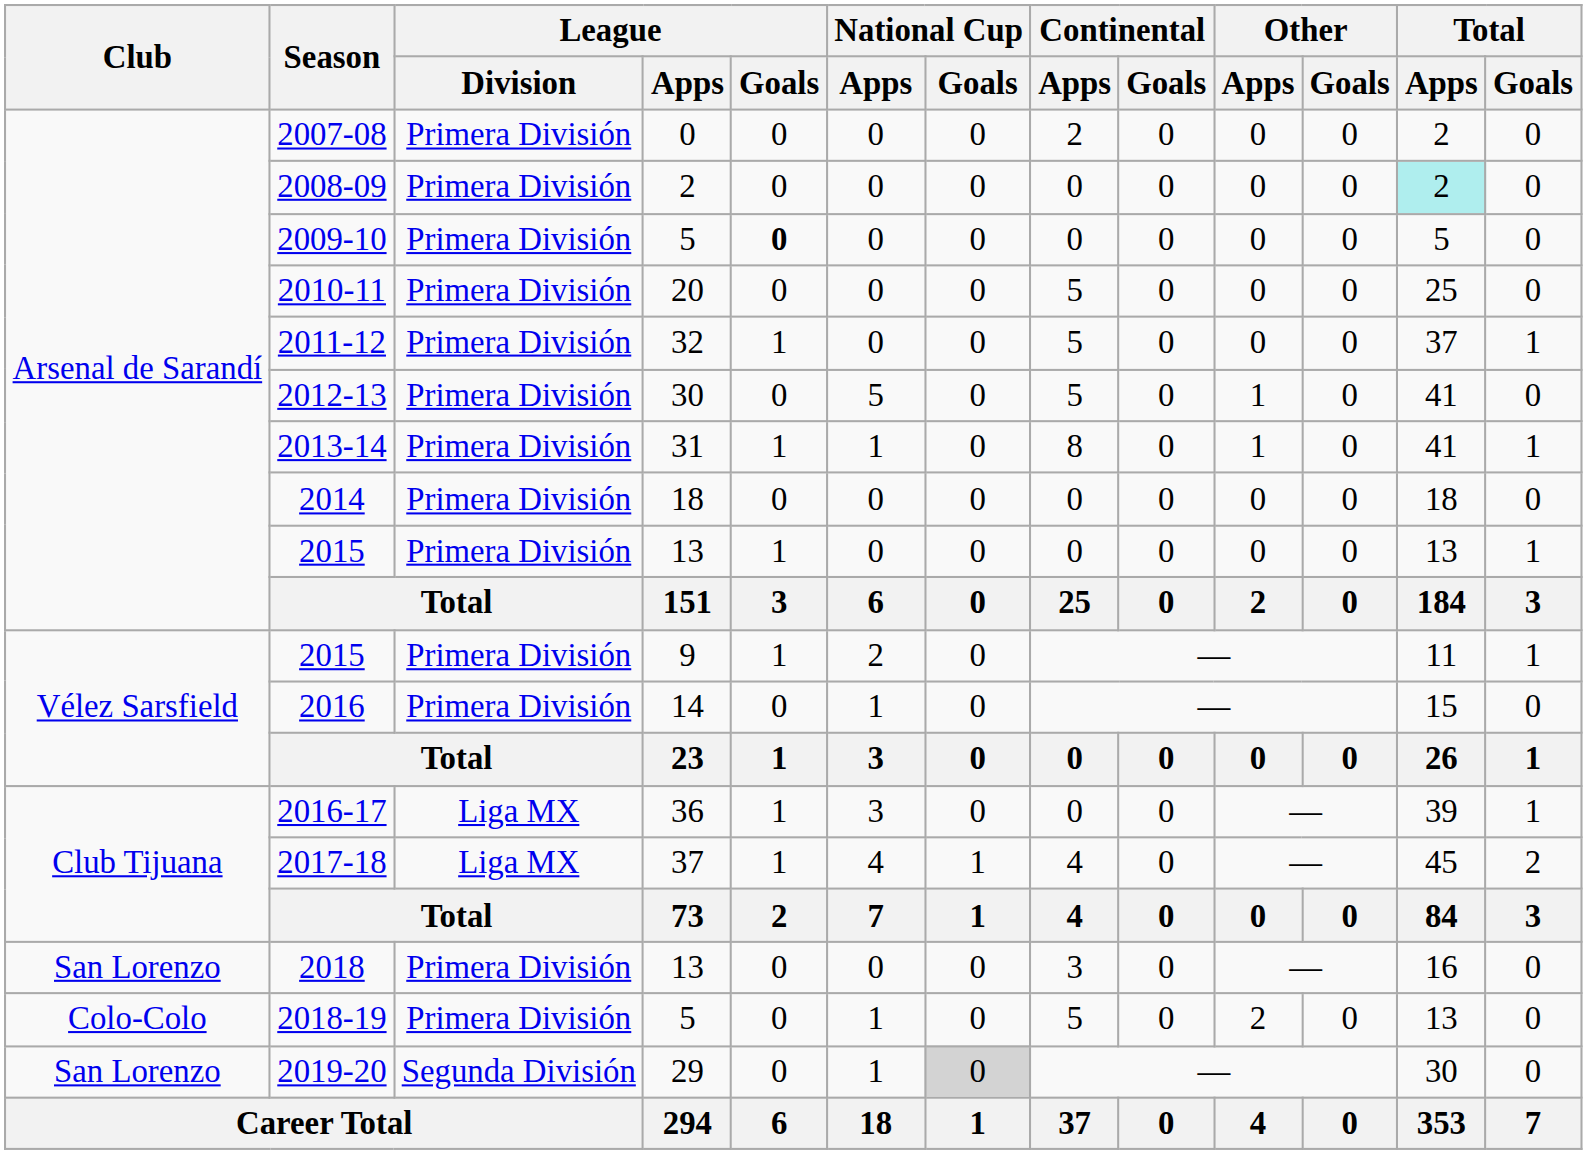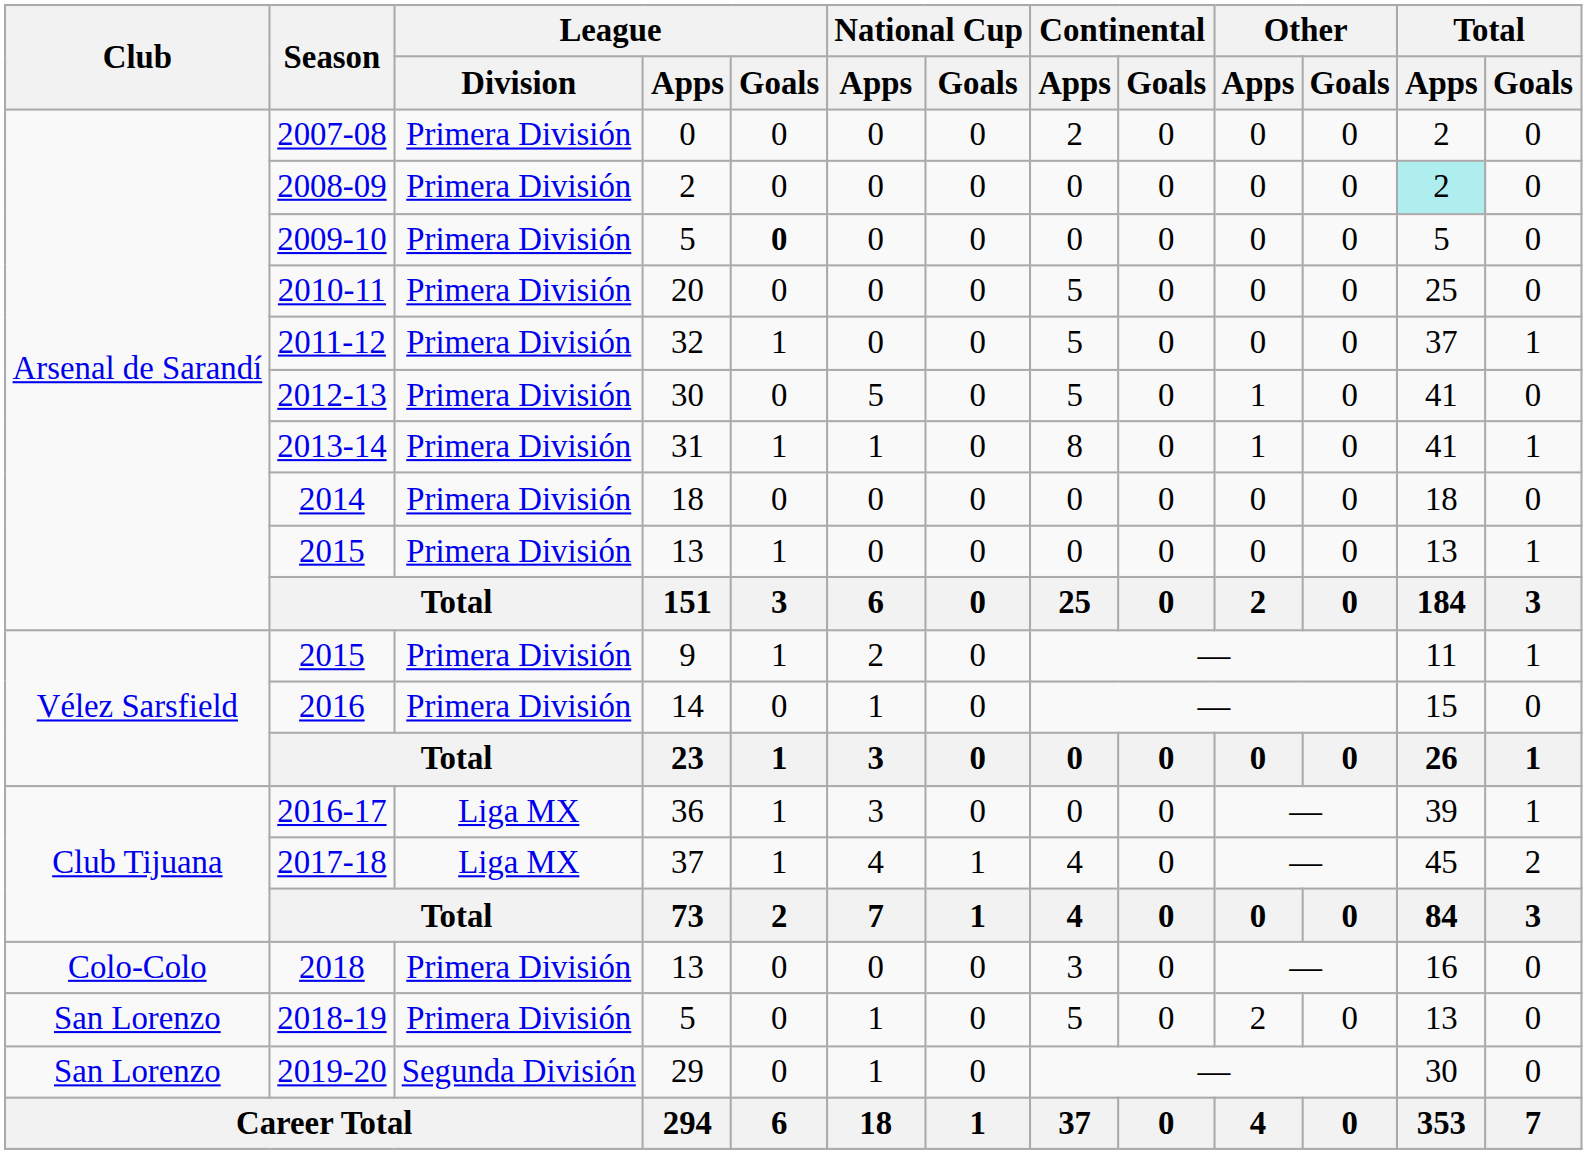(137, 966) San Lorenzo -> (137, 966) Colo-Colo
(137, 1018) Colo-Colo -> (137, 1018) San Lorenzo
(978, 1070) lightgrey background -> (978, 1070) no background
